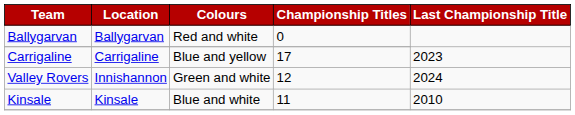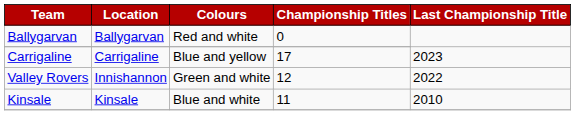(428, 78) 2024 -> (428, 78) 2022
